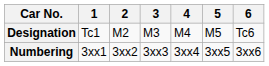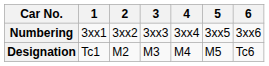rows swapped: (41, 33) <-> (41, 52)
